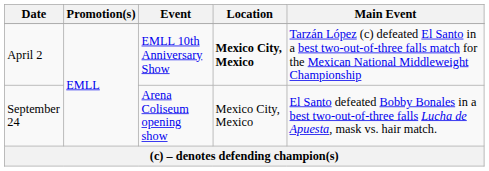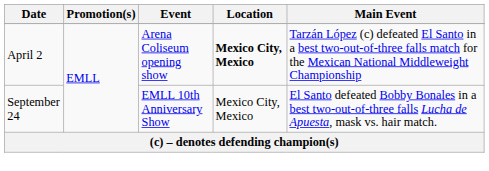(172, 54) EMLL 10th Anniversary Show -> (165, 54) Arena Coliseum opening show
(165, 115) Arena Coliseum opening show -> (172, 108) EMLL 10th Anniversary Show
